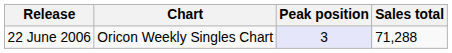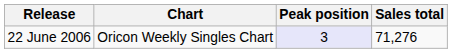(396, 37) 71,288 -> (396, 37) 71,276
